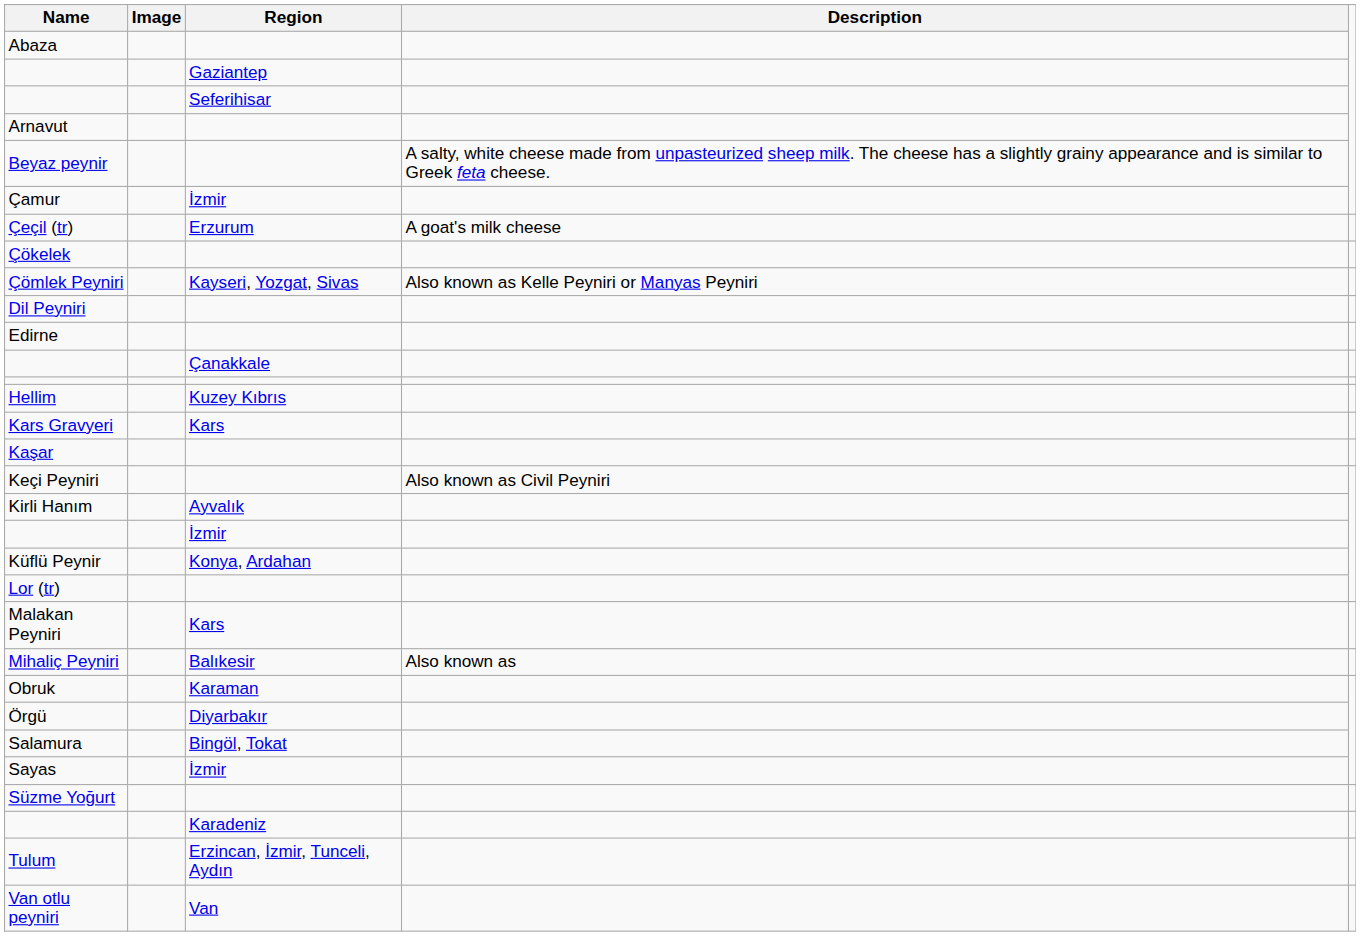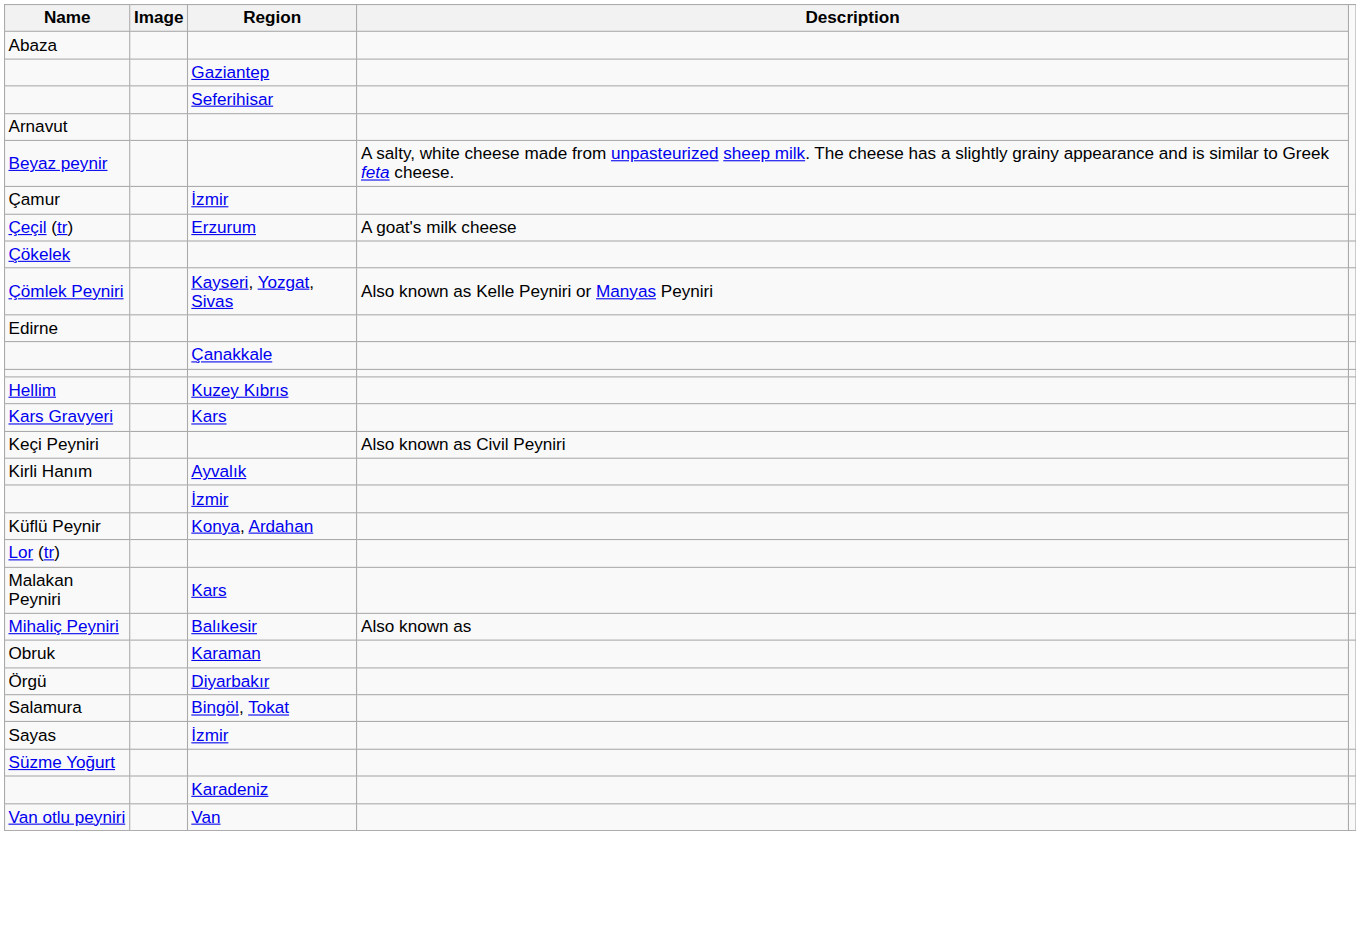- row: (47, 308)
- row: (31, 452)
- row: (32, 861)
